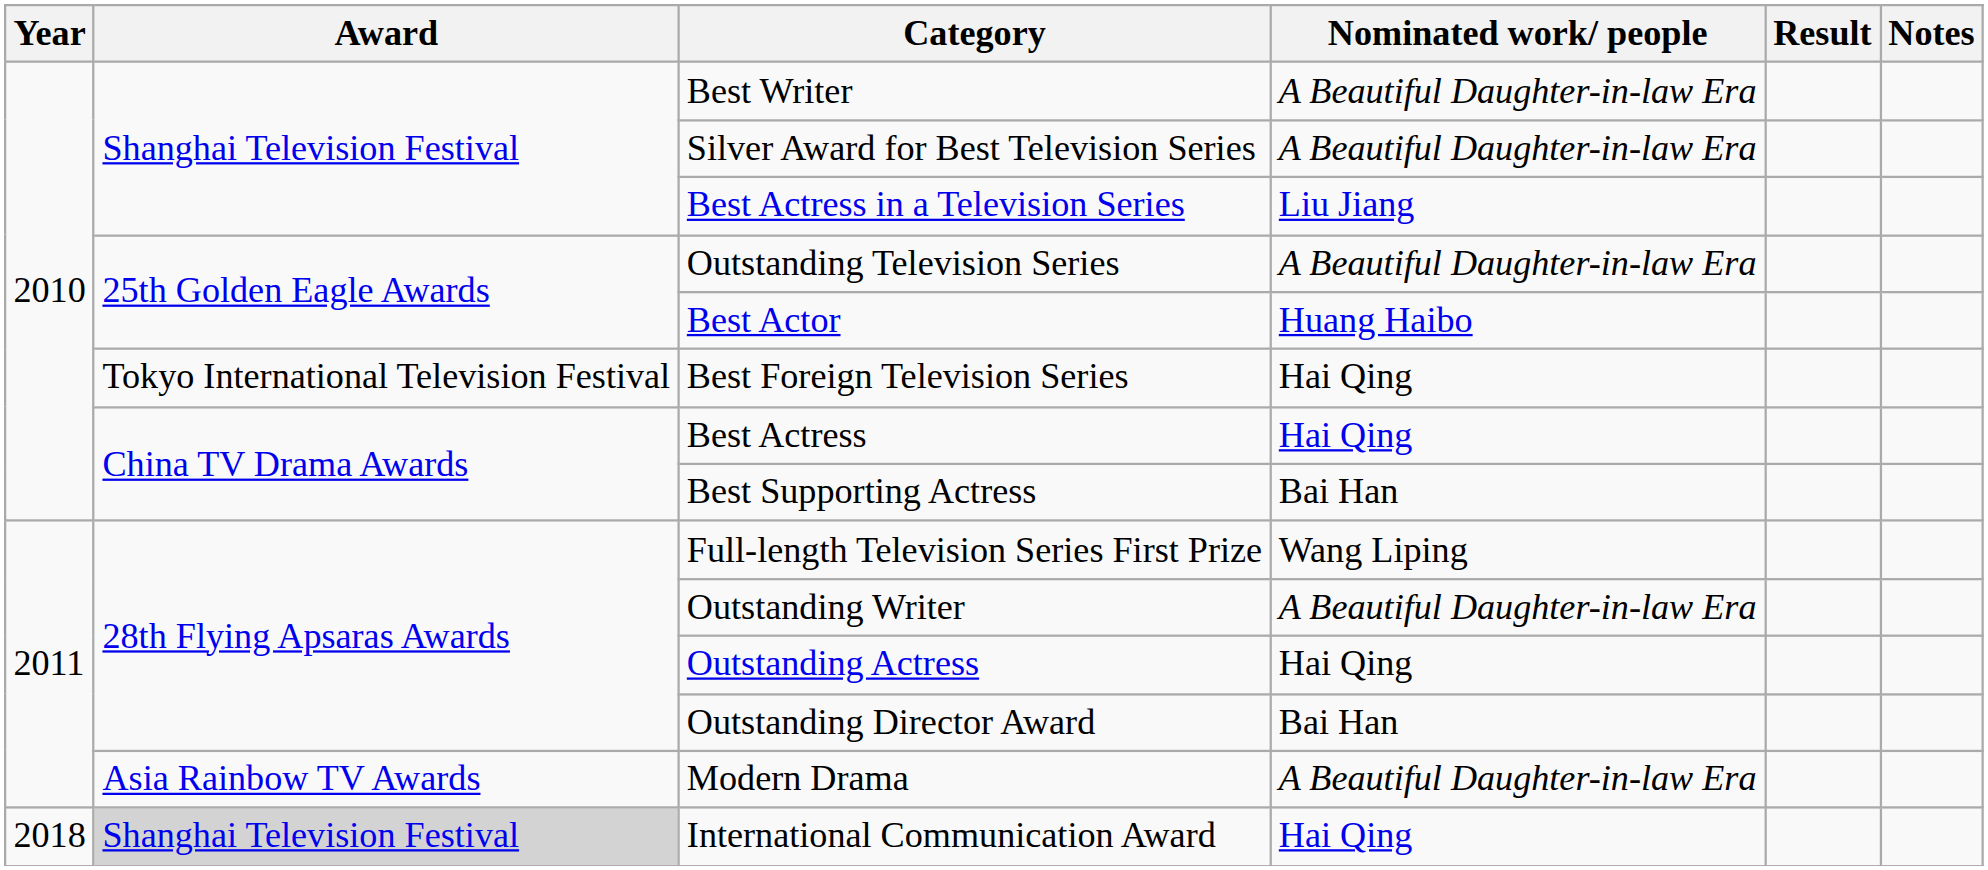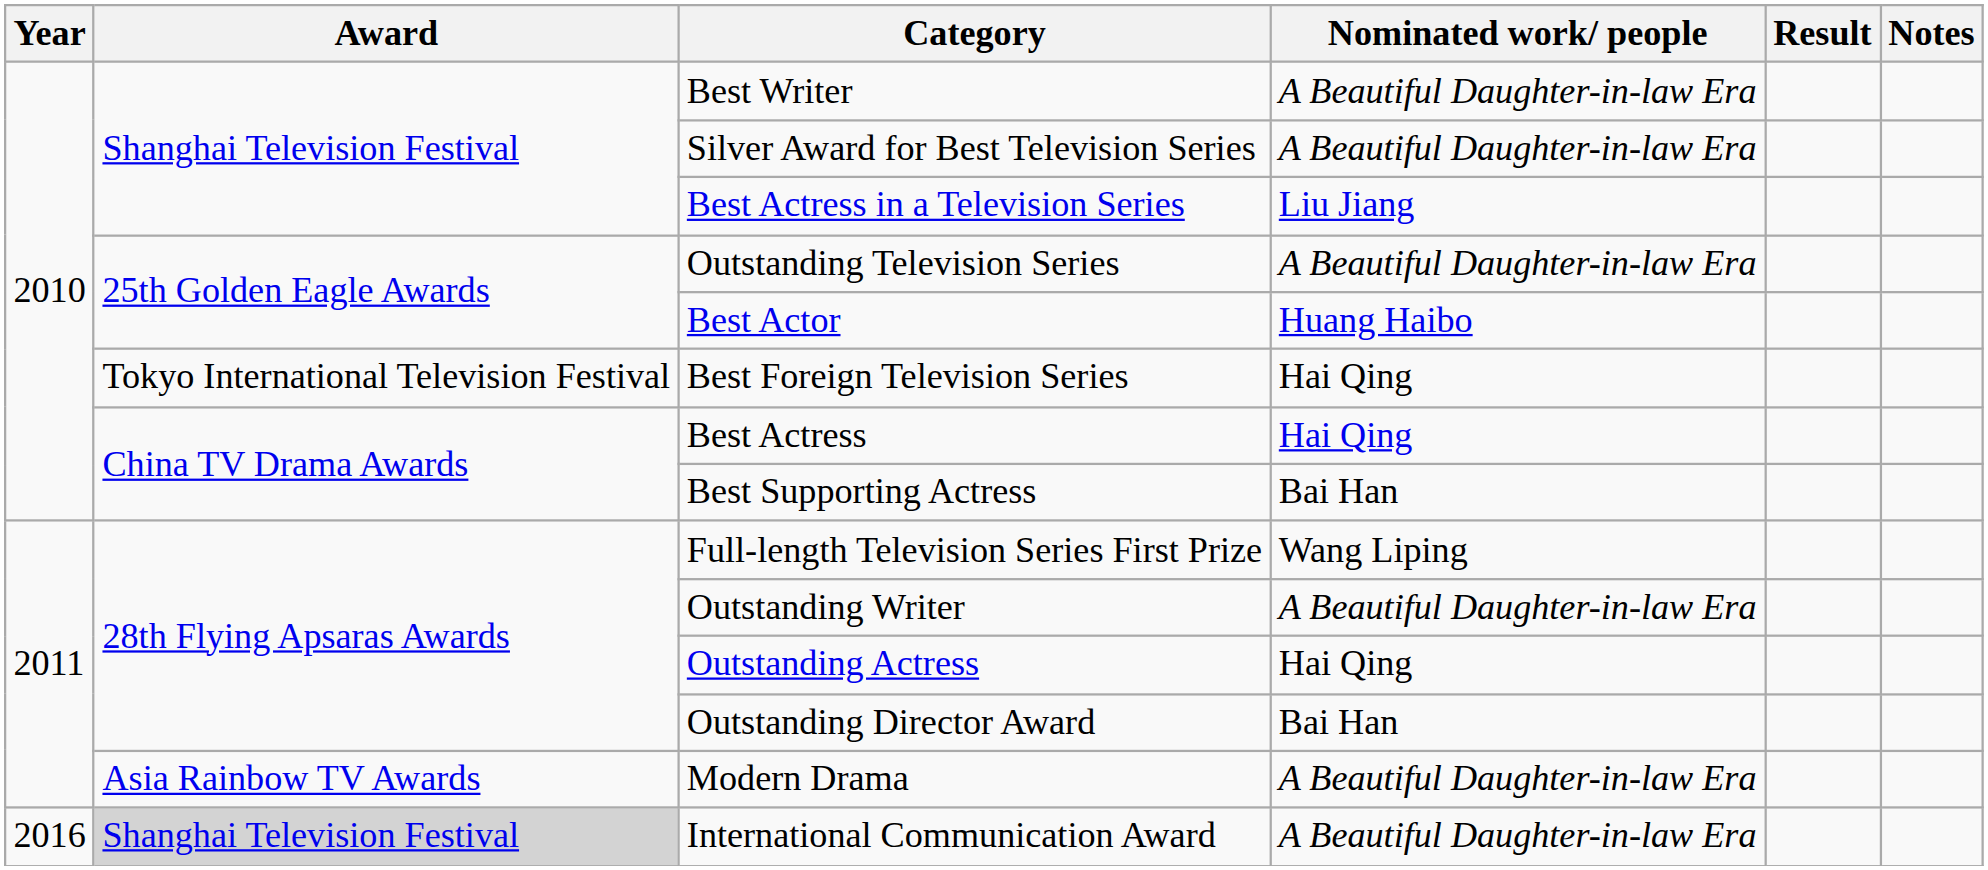(50, 836) 2018 -> (50, 836) 2016
(1346, 836) Hai Qing -> (1518, 836) A Beautiful Daughter-in-law Era
